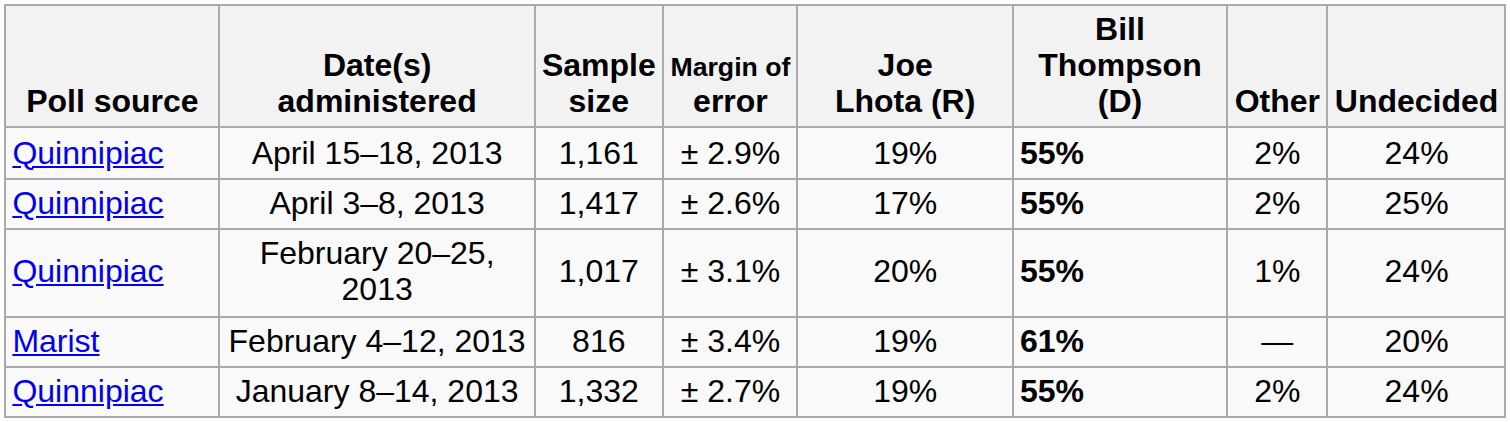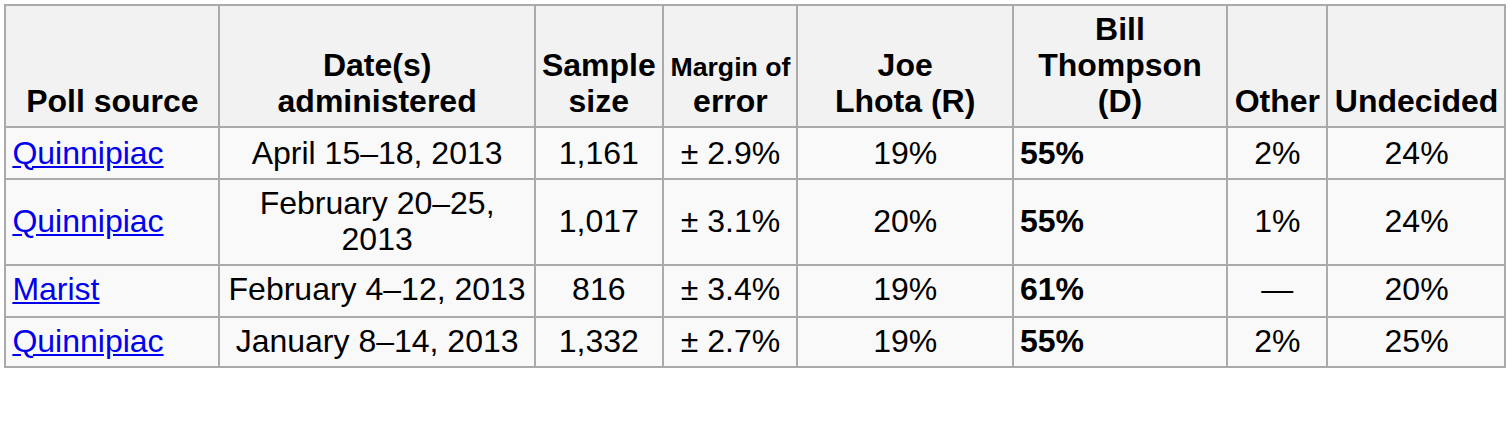- row: (377, 203)
(1417, 391) 24% -> (1417, 340) 25%
